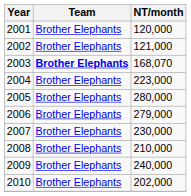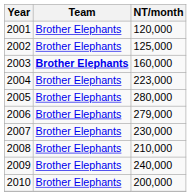(153, 47) 121,000 -> (153, 47) 125,000
(153, 64) 168,070 -> (153, 64) 160,000
(153, 183) 202,000 -> (153, 183) 200,000
